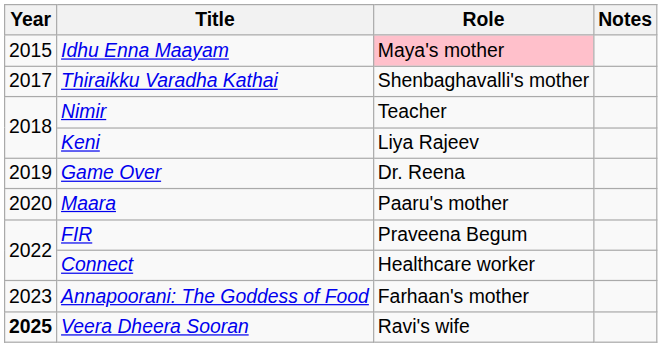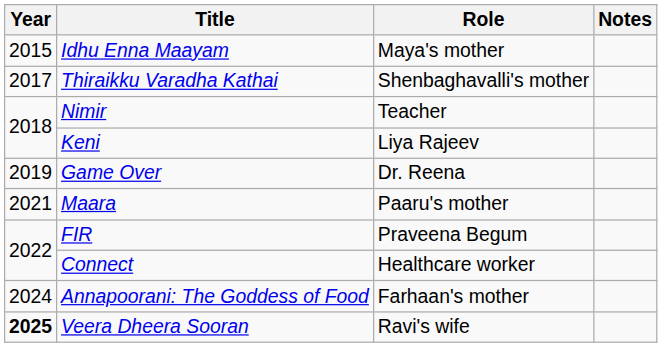(441, 50) pink background -> (441, 50) no background
(31, 204) 2020 -> (31, 204) 2021
(31, 296) 2023 -> (31, 296) 2024
